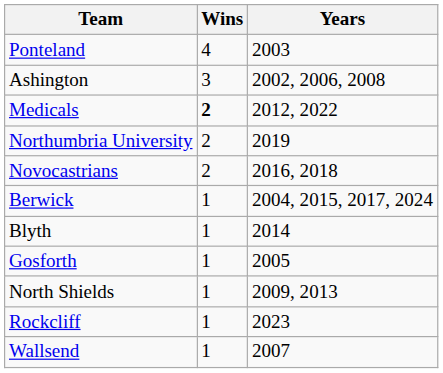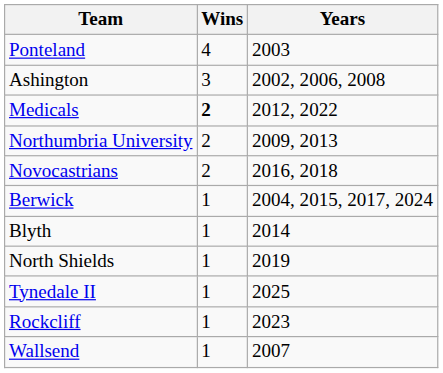(271, 140) 2019 -> (295, 140) 2009, 2013
- row: (43, 261)
(295, 291) 2009, 2013 -> (271, 261) 2019
+ row: (52, 291)
